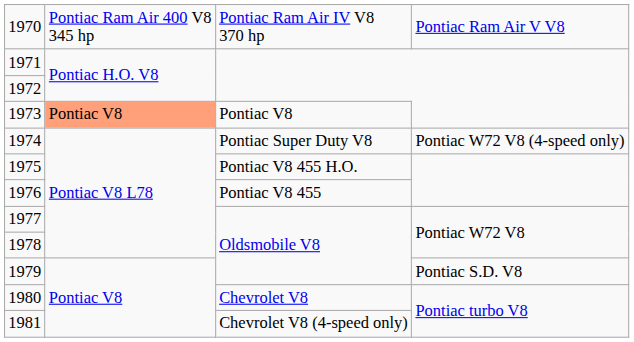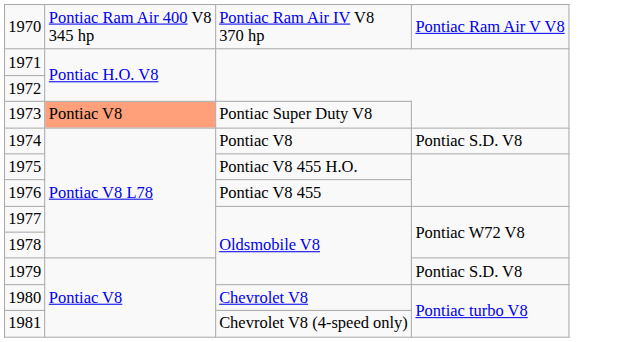(256, 114) Pontiac V8 -> (296, 114) Pontiac Super Duty V8
(296, 140) Pontiac Super Duty V8 -> (256, 140) Pontiac V8
(520, 140) Pontiac W72 V8 (4-speed only) -> (469, 140) Pontiac S.D. V8
